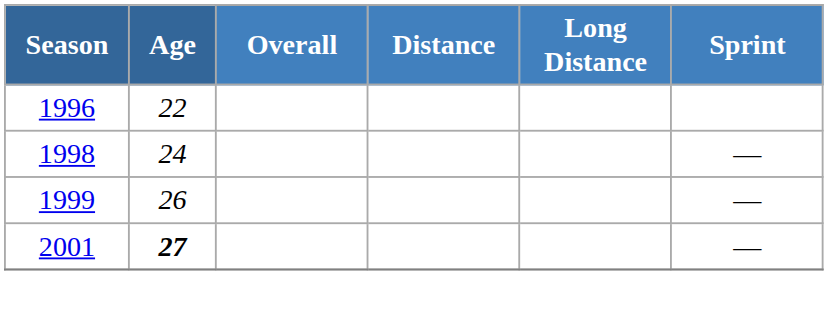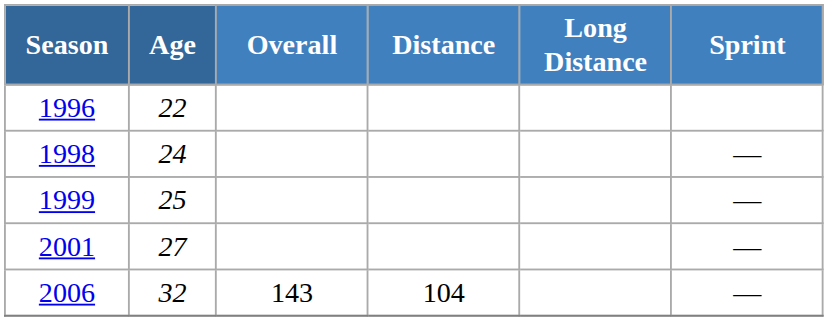(173, 200) 26 -> (173, 200) 25
(173, 246) bold -> (173, 246) normal
+ row: (67, 292)
